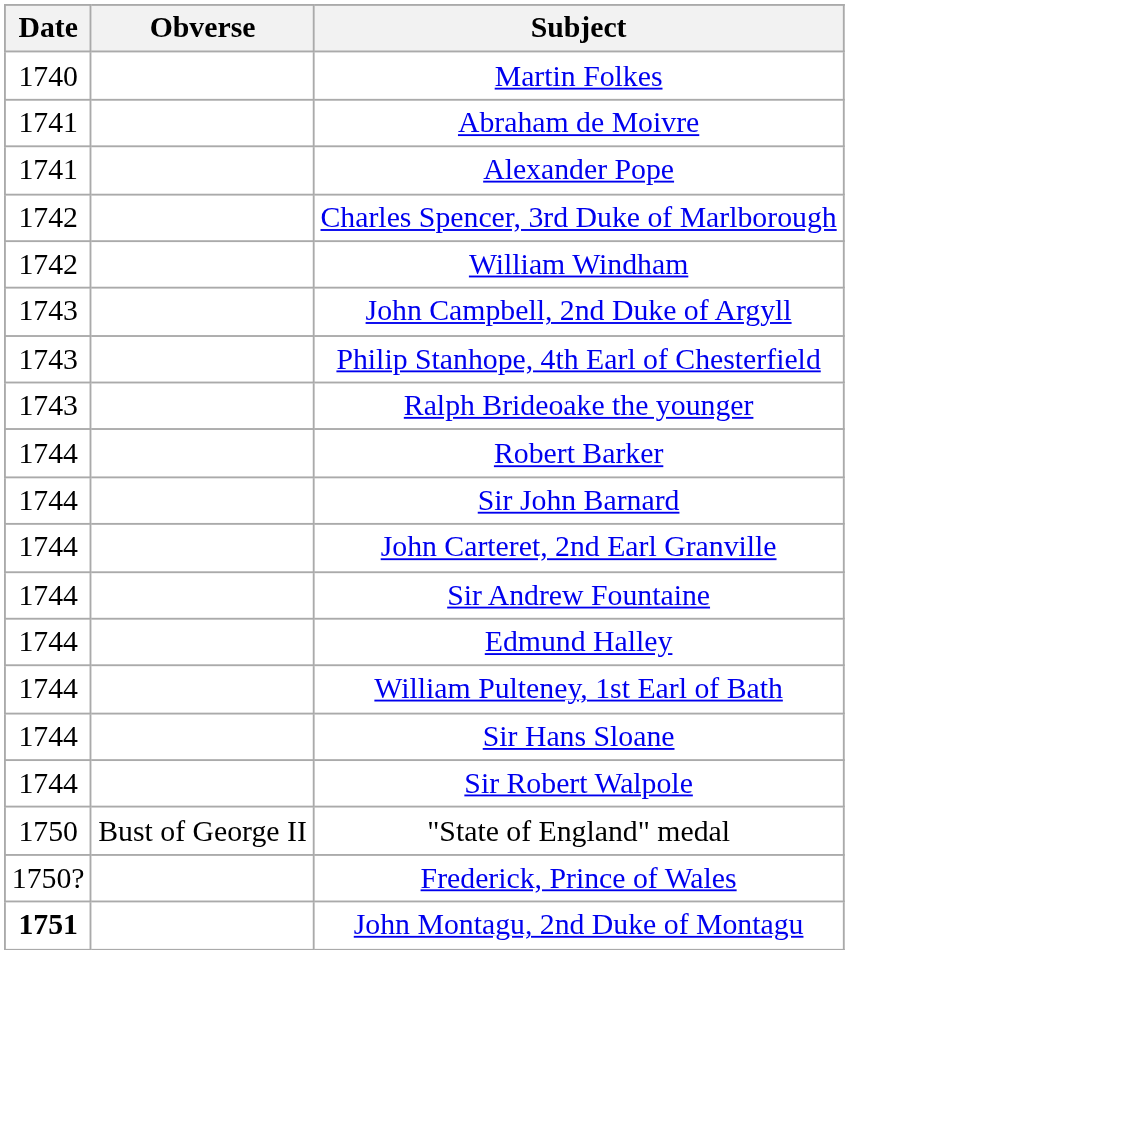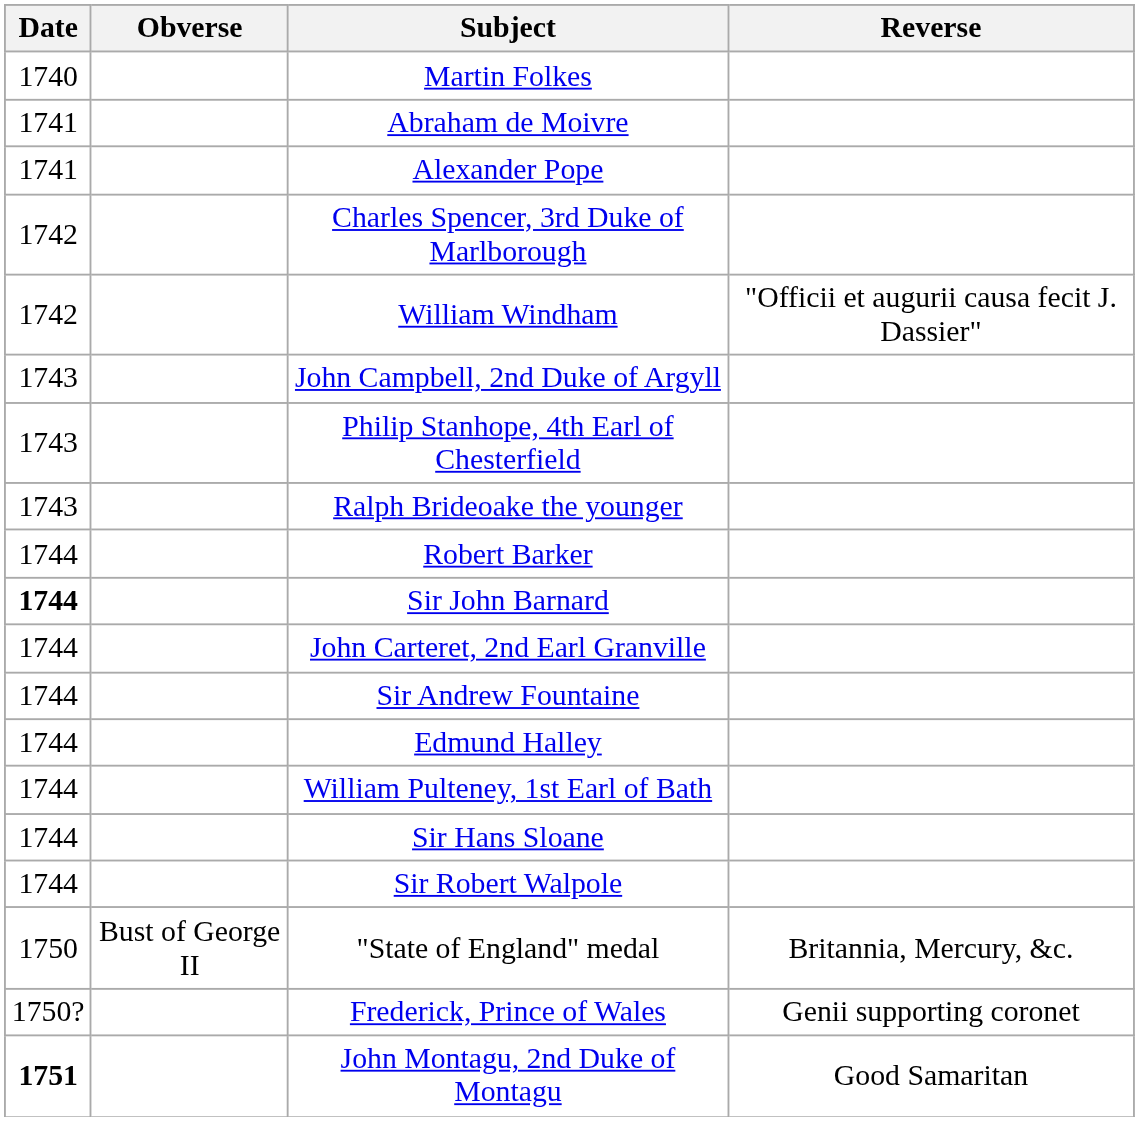+ column: (931, 28)
(48, 500) normal -> (48, 600) bold
